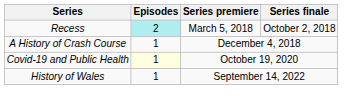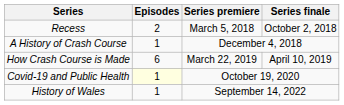(156, 28) paleturquoise background -> (157, 28) no background
+ row: (68, 60)
